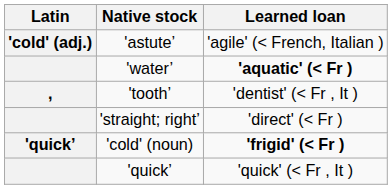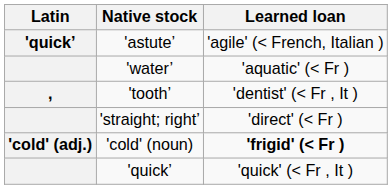(50, 42) 'cold' (adj.) -> (50, 42) 'quick’
(295, 68) bold -> (295, 68) normal
(50, 145) 'quick’ -> (50, 145) 'cold' (adj.)
